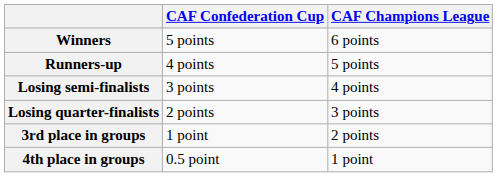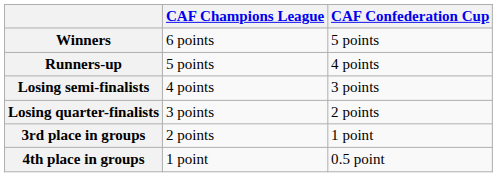columns swapped: (410, 16) <-> (245, 16)
